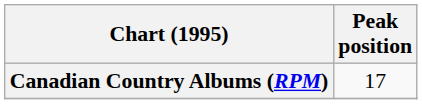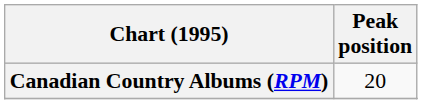(375, 80) 17 -> (375, 80) 20
